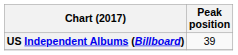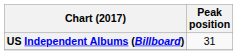(210, 41) 39 -> (210, 41) 31
